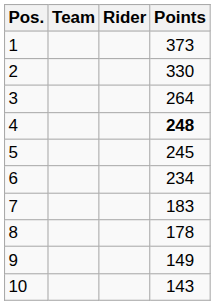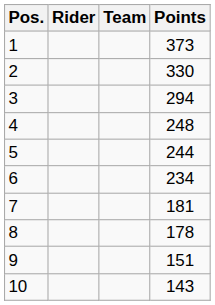columns swapped: (125, 17) <-> (74, 17)
(180, 98) 264 -> (180, 98) 294
(180, 125) bold -> (180, 125) normal
(180, 152) 245 -> (180, 152) 244
(180, 206) 183 -> (180, 206) 181
(180, 260) 149 -> (180, 260) 151
